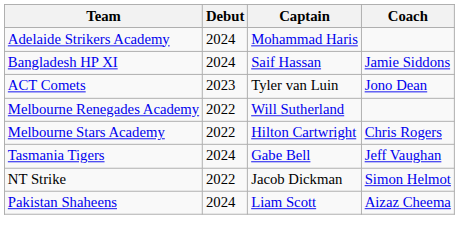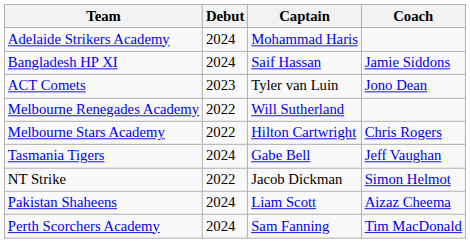+ row: (84, 226)
